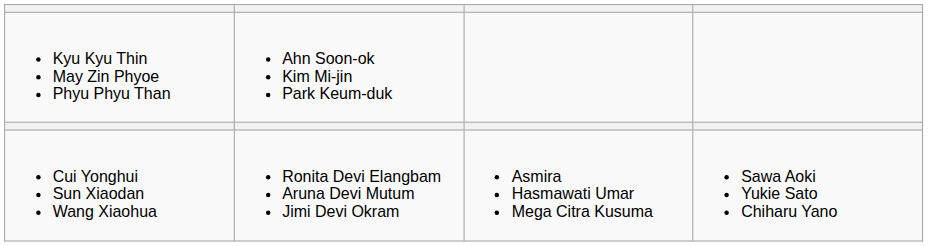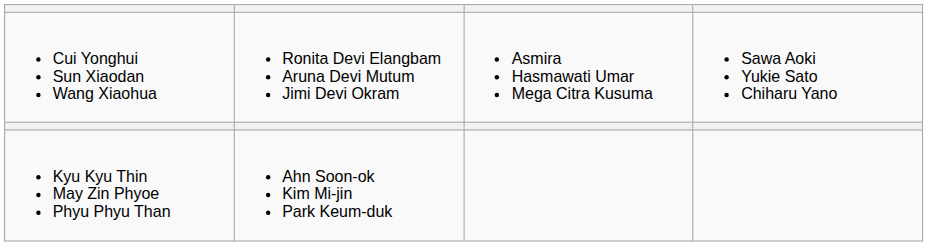rows swapped: (119, 195) <-> (119, 77)
